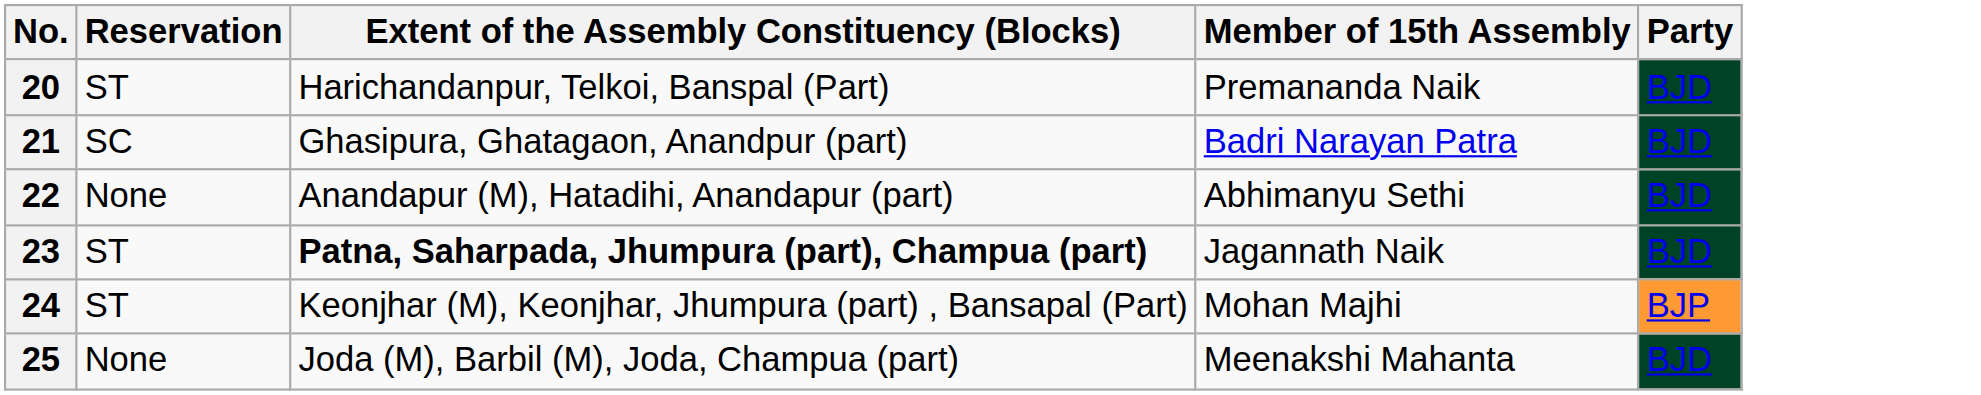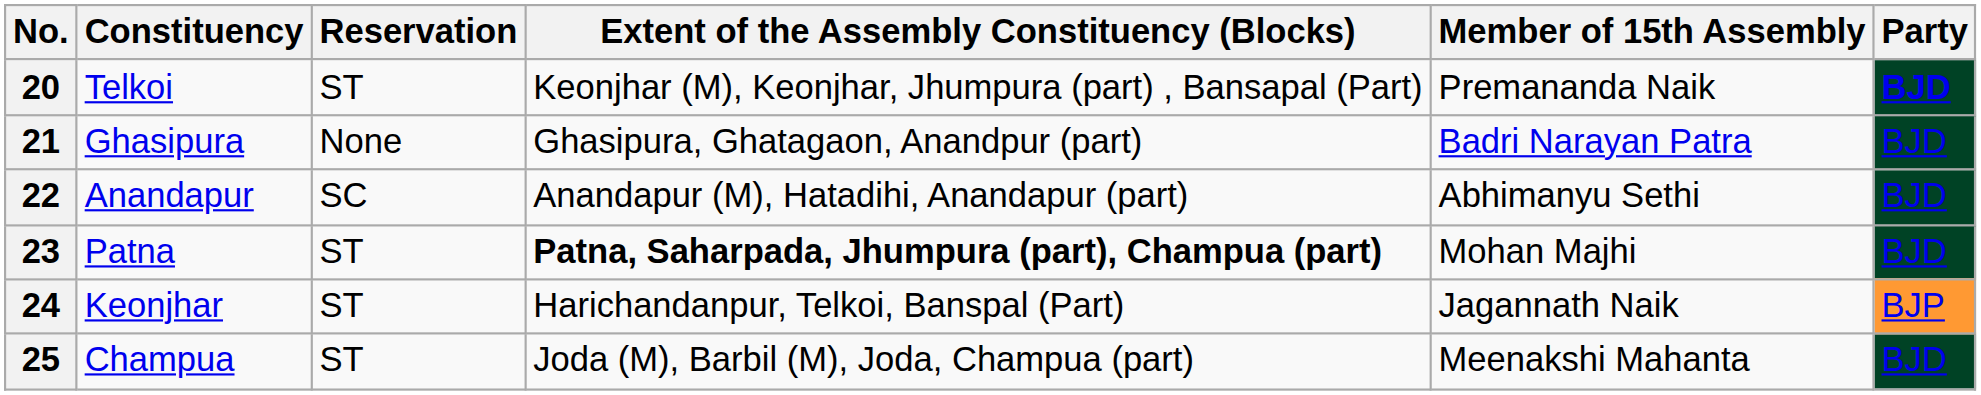+ column: (194, 31)
(594, 86) Harichandanpur, Telkoi, Banspal (Part) -> (978, 86) Keonjhar (M), Keonjhar, Jhumpura (part) , Bansapal (Part)
(1679, 86) normal -> (1916, 86) bold
(109, 141) SC -> (361, 141) None
(126, 196) None -> (344, 196) SC
(1324, 251) Jagannath Naik -> (1538, 251) Mohan Majhi
(743, 305) Keonjhar (M), Keonjhar, Jhumpura (part) , Bansapal (Part) -> (829, 305) Harichandanpur, Telkoi, Banspal (Part)
(1303, 305) Mohan Majhi -> (1559, 305) Jagannath Naik
(126, 360) None -> (342, 360) ST
